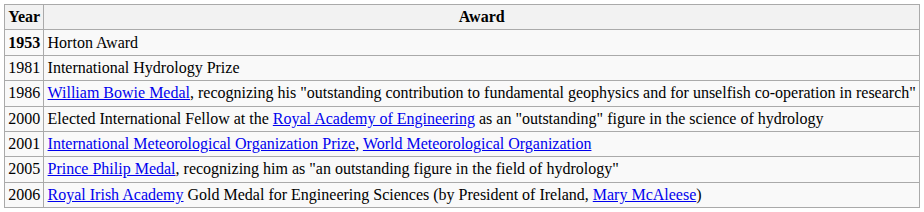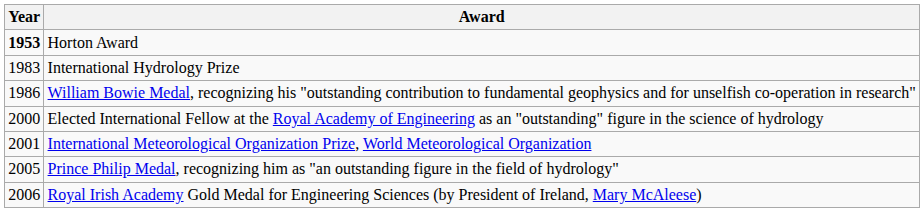(24, 67) 1981 -> (24, 67) 1983
